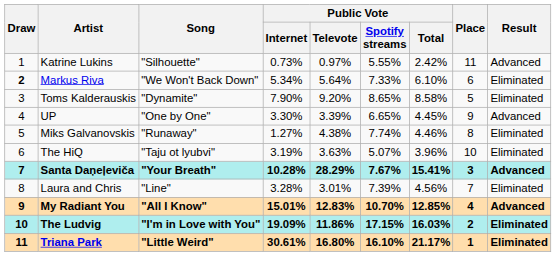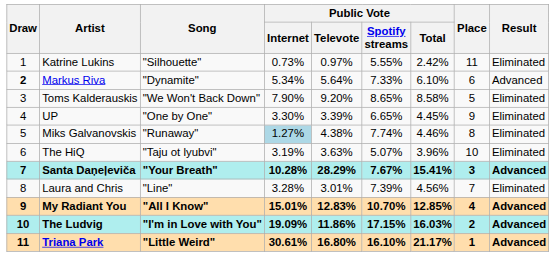(516, 62) Advanced -> (518, 62) Eliminated
(200, 80) "We Won't Back Down" -> (171, 80) "Dynamite"
(517, 80) Eliminated -> (517, 80) Advanced
(169, 98) "Dynamite" -> (201, 98) "We Won't Back Down"
(516, 116) Advanced -> (518, 116) Eliminated
(286, 134) no background -> (288, 134) lightblue background
(519, 224) Eliminated -> (519, 224) Advanced
(519, 242) Eliminated -> (519, 242) Advanced
